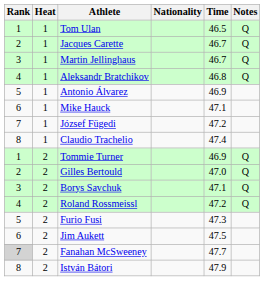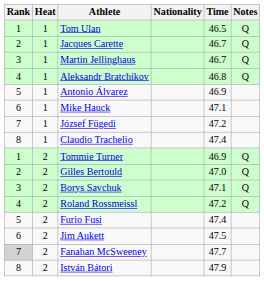(217, 220) 47.3 -> (217, 220) 47.4
